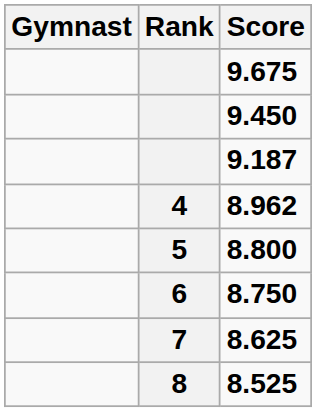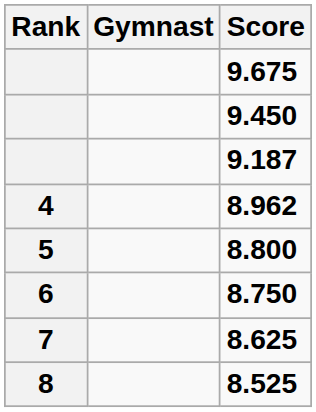columns swapped: (179, 26) <-> (72, 26)
